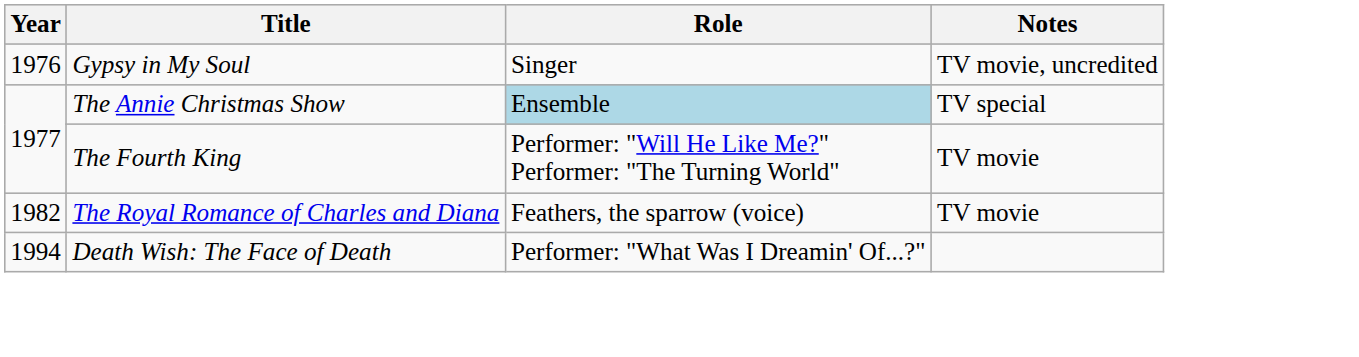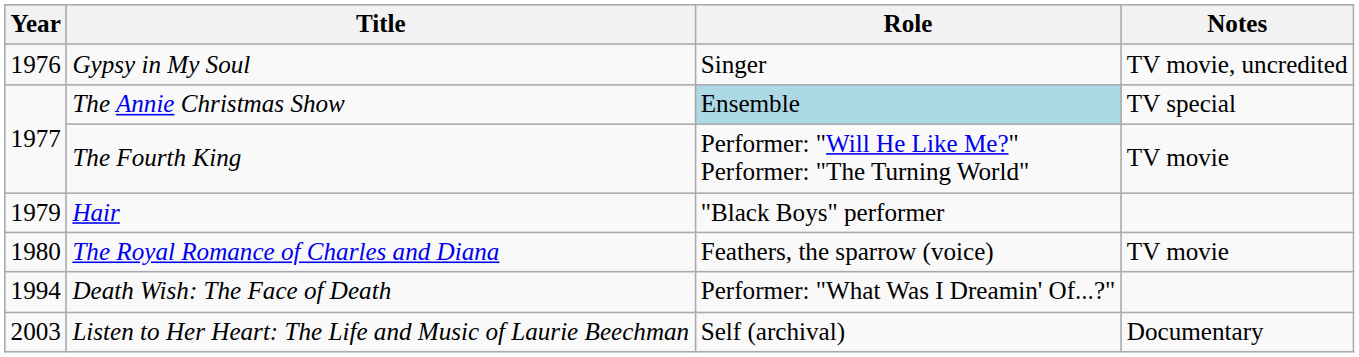+ row: (96, 212)
(36, 212) 1982 -> (36, 251) 1980
+ row: (381, 331)
